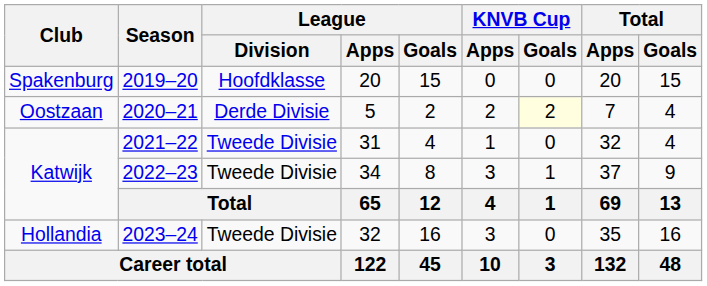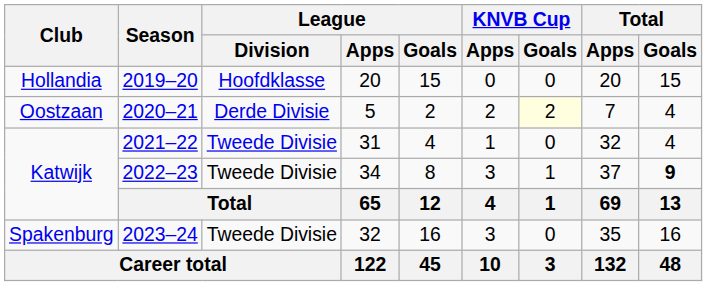(61, 81) Spakenburg -> (61, 81) Hollandia
(670, 173) normal -> (670, 173) bold
(61, 234) Hollandia -> (61, 234) Spakenburg
